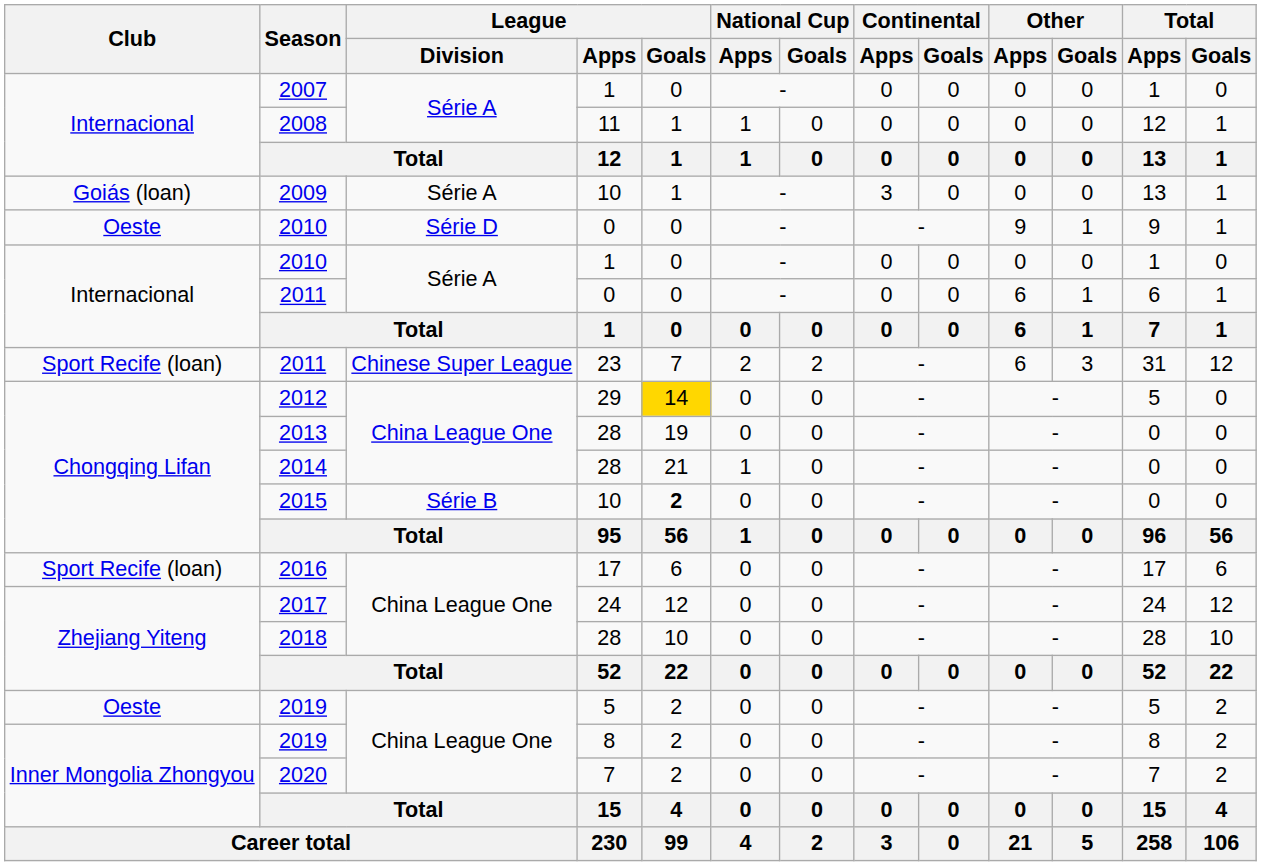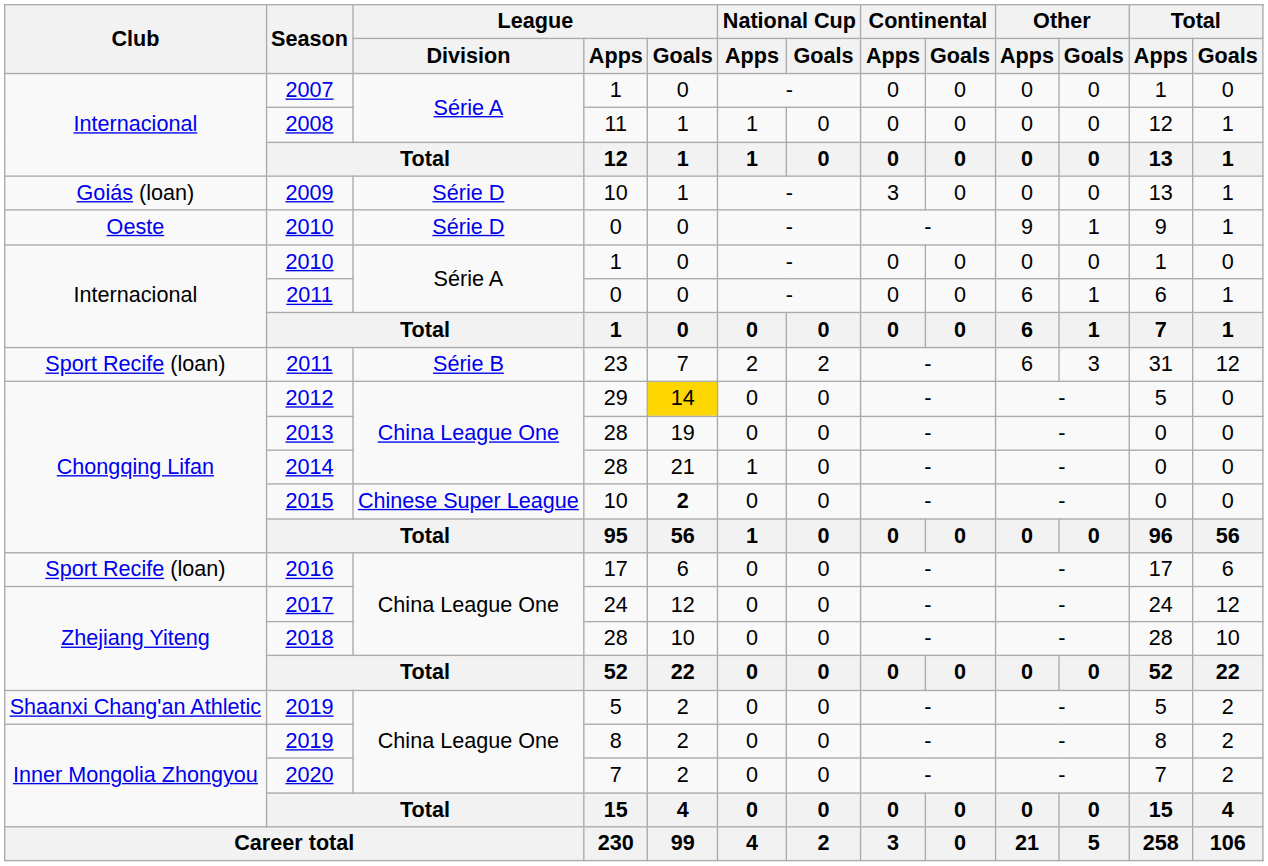(462, 192) Série A -> (468, 192) Série D
(462, 364) Chinese Super League -> (468, 364) Série B
(462, 501) Série B -> (468, 501) Chinese Super League
(132, 706) Oeste -> (135, 706) Shaanxi Chang'an Athletic
